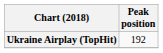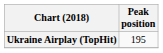(138, 39) 192 -> (138, 39) 195
